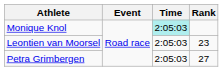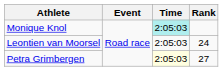(204, 43) 23 -> (204, 43) 24
(171, 59) no background -> (171, 59) lightyellow background
